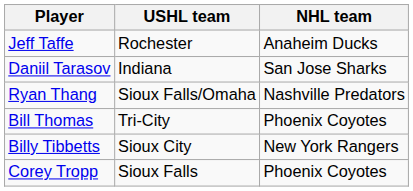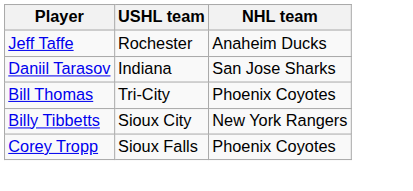- row: (53, 95)
